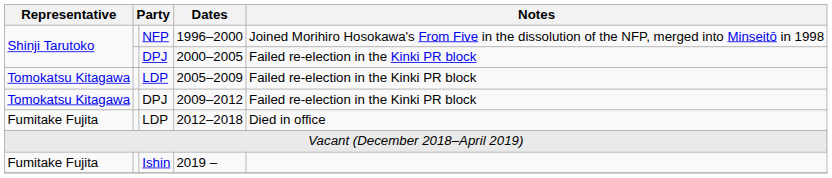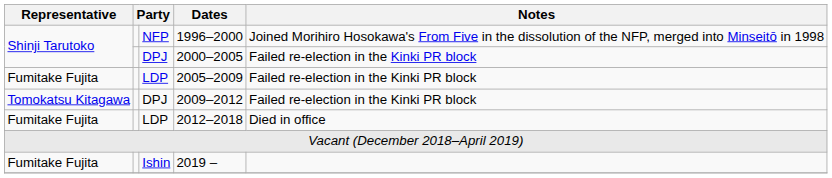(69, 78) Tomokatsu Kitagawa -> (53, 78) Fumitake Fujita
